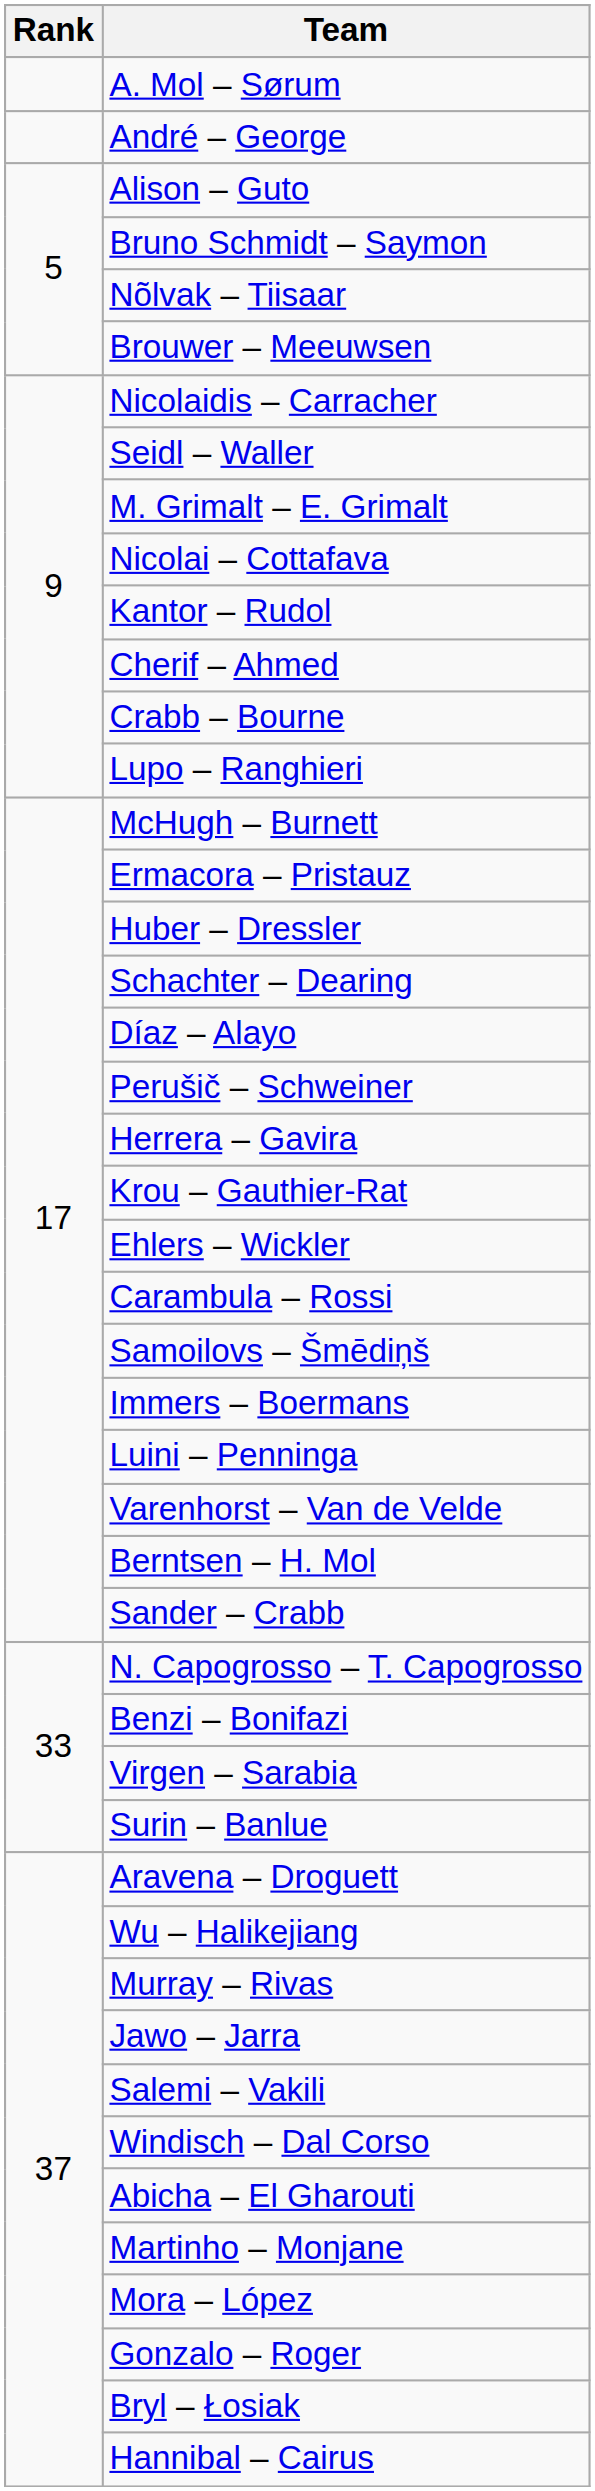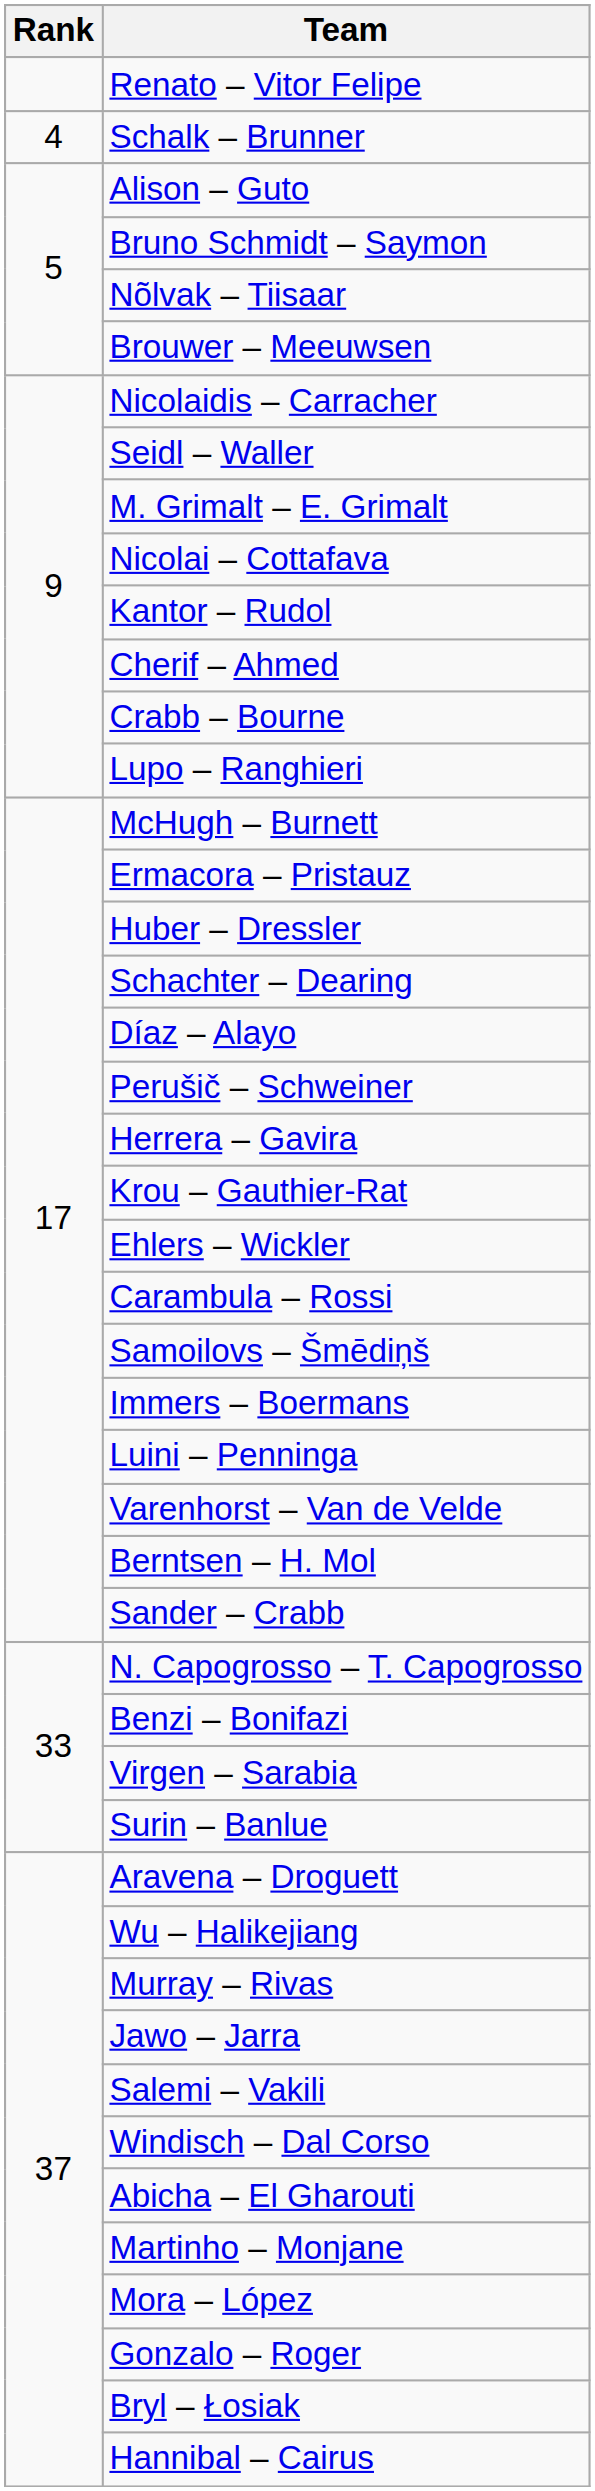- row: (225, 83)
+ row: (265, 83)
- row: (228, 136)
+ row: (237, 136)
